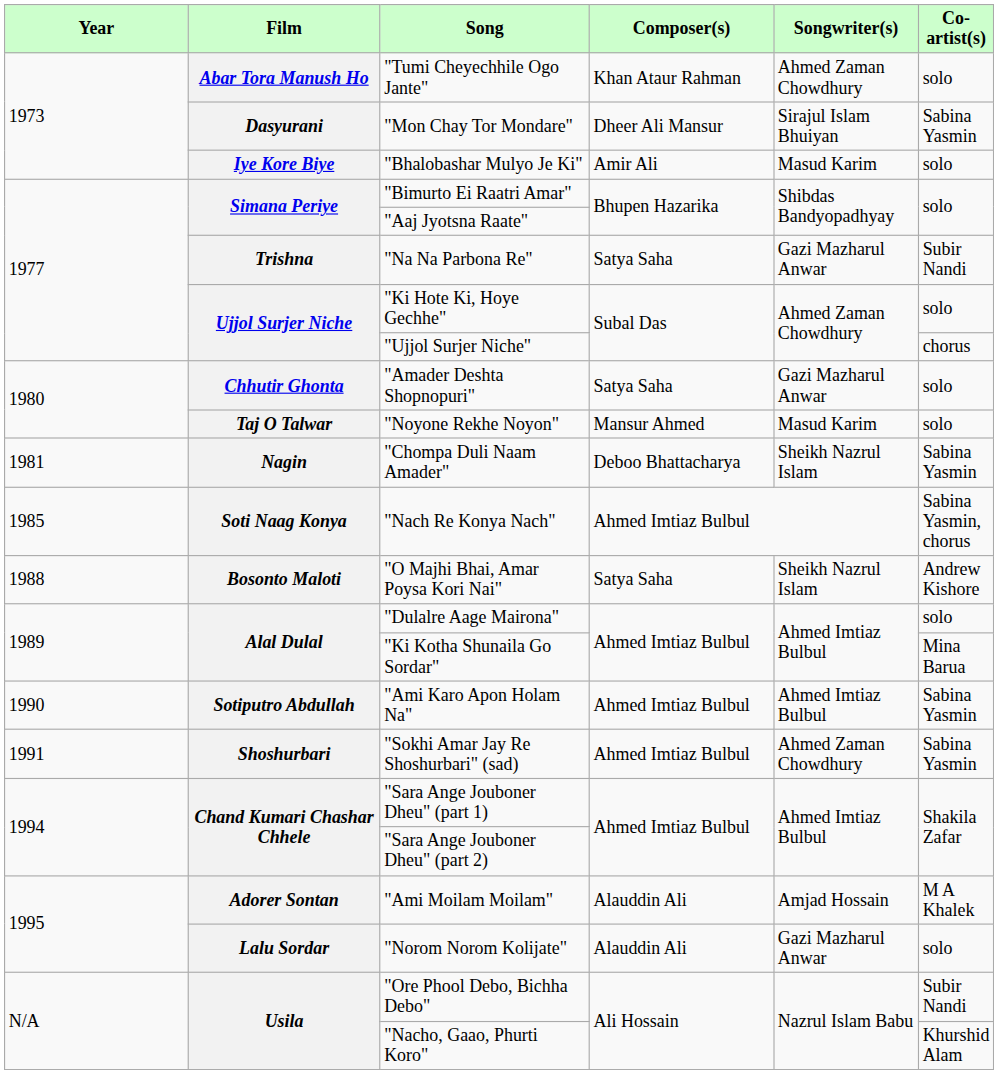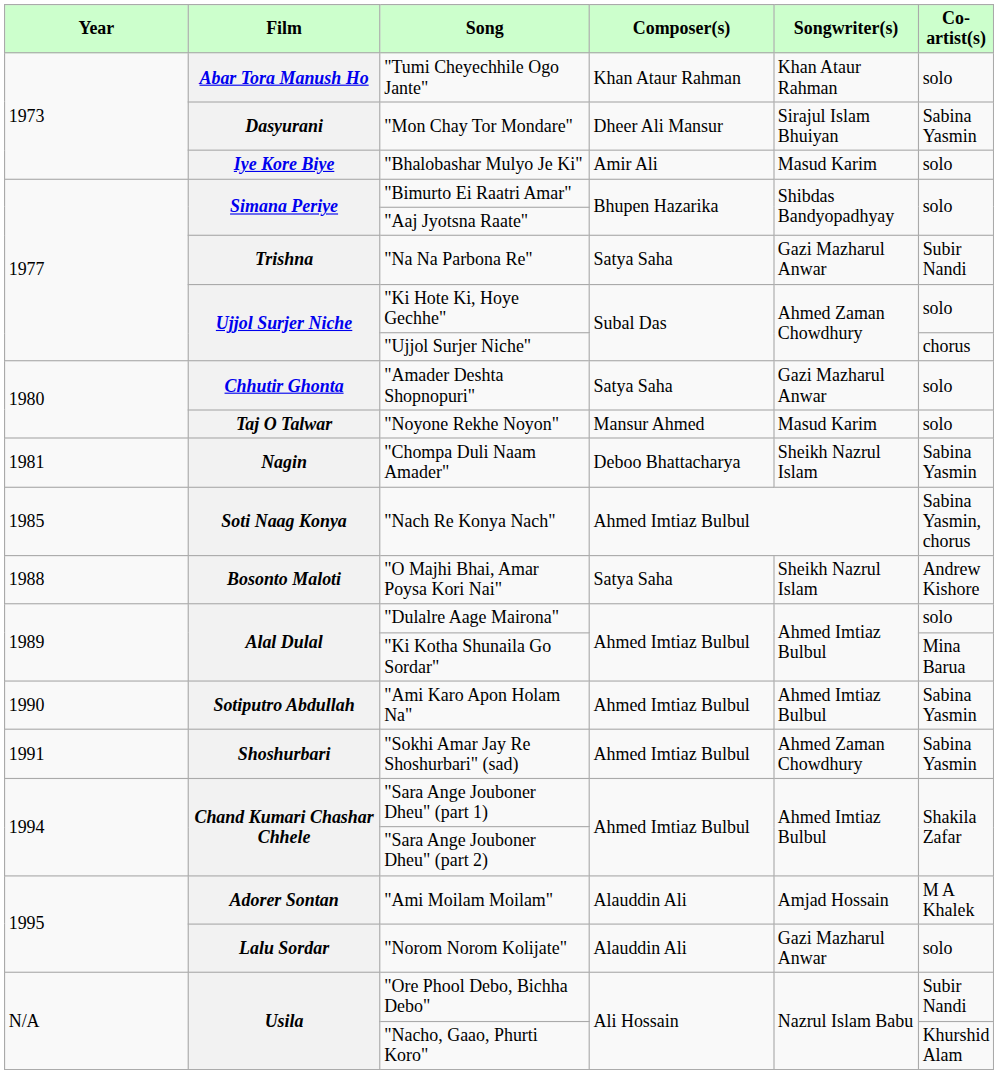(831, 77) Ahmed Zaman Chowdhury -> (819, 77) Khan Ataur Rahman
